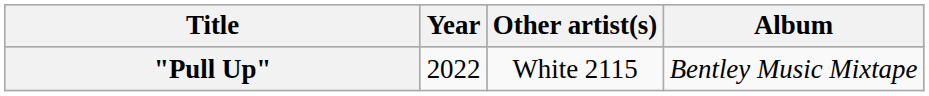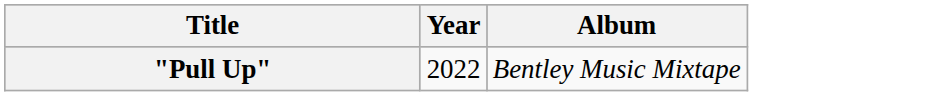- column: (575, 25)
